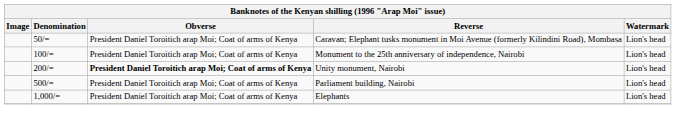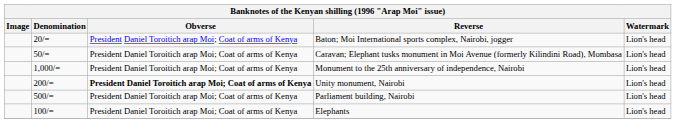+ row: (414, 40)
(44, 54) 100/= -> (47, 69) 1,000/=
(47, 97) 1,000/= -> (44, 111) 100/=
